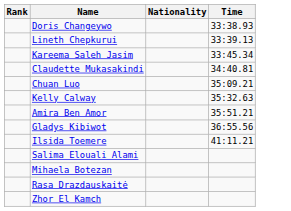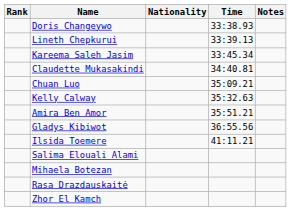+ column: (271, 12)
